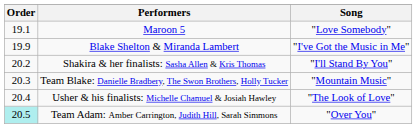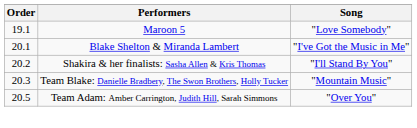(21, 47) 19.9 -> (21, 47) 20.1
- row: (164, 98)
(21, 115) paleturquoise background -> (21, 98) no background
